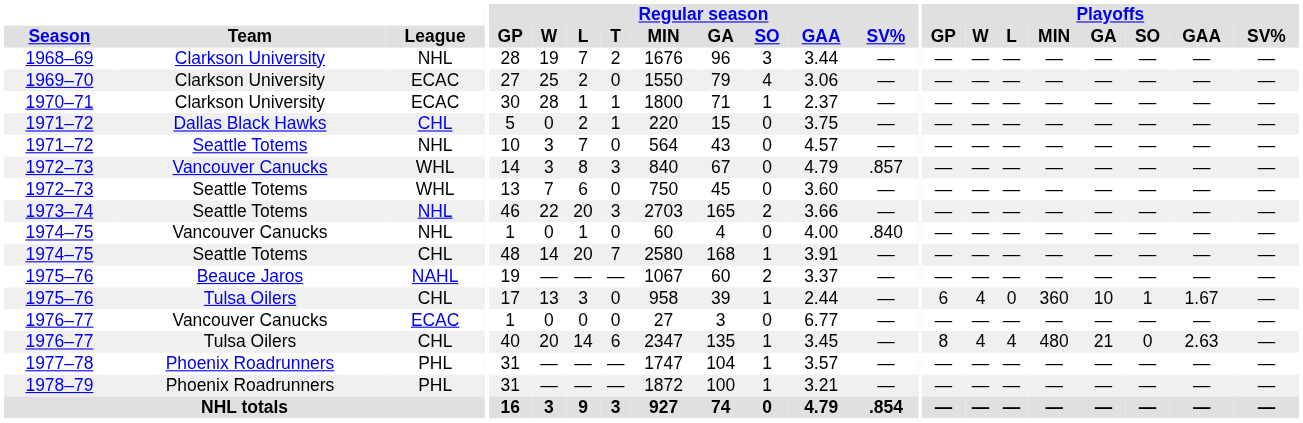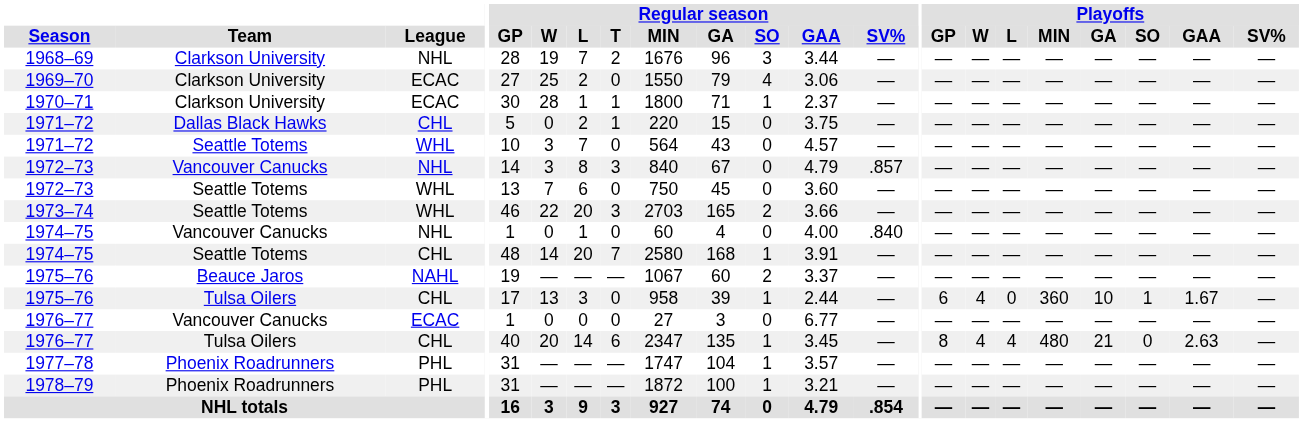(435, 145) NHL -> (435, 145) WHL
(435, 167) WHL -> (435, 167) NHL
(435, 211) NHL -> (435, 211) WHL
